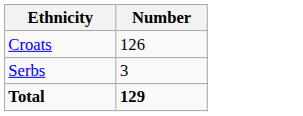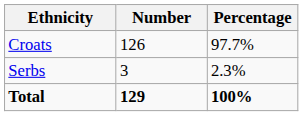+ column: (252, 17)
